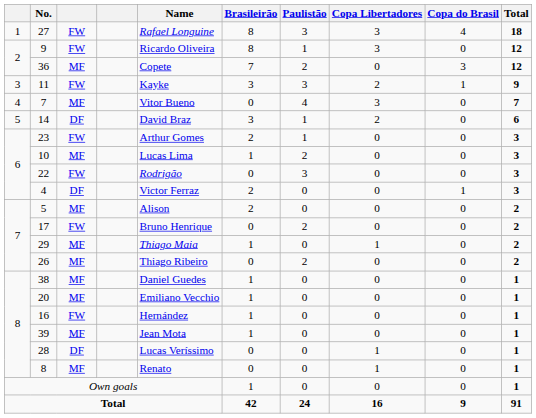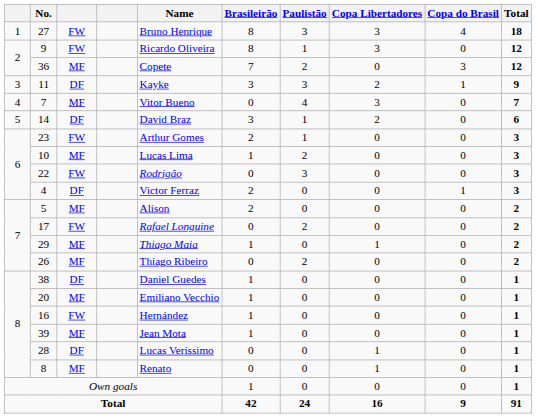(177, 31) Rafael Longuine -> (176, 31) Bruno Henrique
(77, 84) FW -> (77, 84) DF
(176, 226) Bruno Henrique -> (177, 226) Rafael Longuine
(77, 279) MF -> (77, 279) DF
